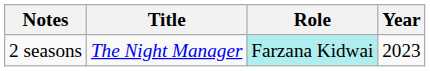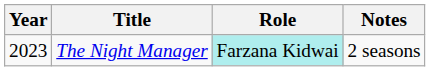columns swapped: (401, 19) <-> (46, 19)
